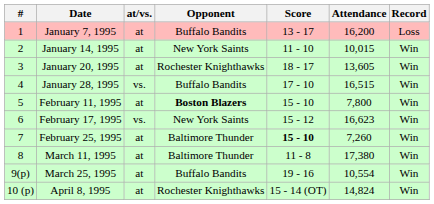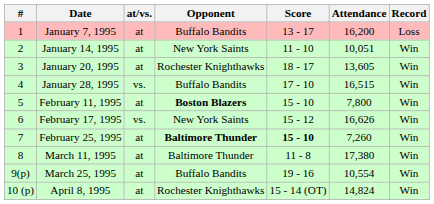(359, 48) 10,015 -> (359, 48) 10,051
(359, 119) 16,623 -> (359, 119) 16,626
(211, 137) normal -> (211, 137) bold
